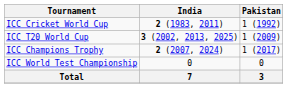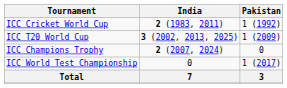(261, 50) 1 (2017) -> (261, 50) 0
(261, 63) 0 -> (261, 63) 1 (2017)
